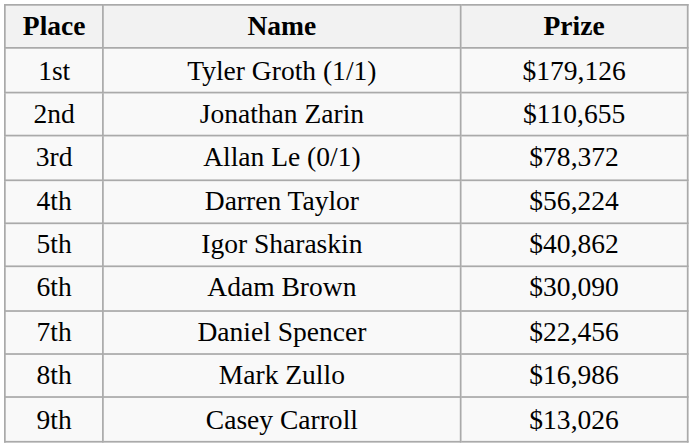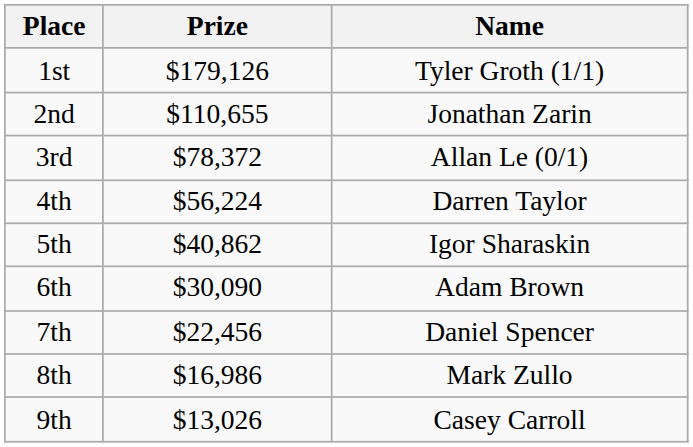columns swapped: (282, 26) <-> (574, 26)
